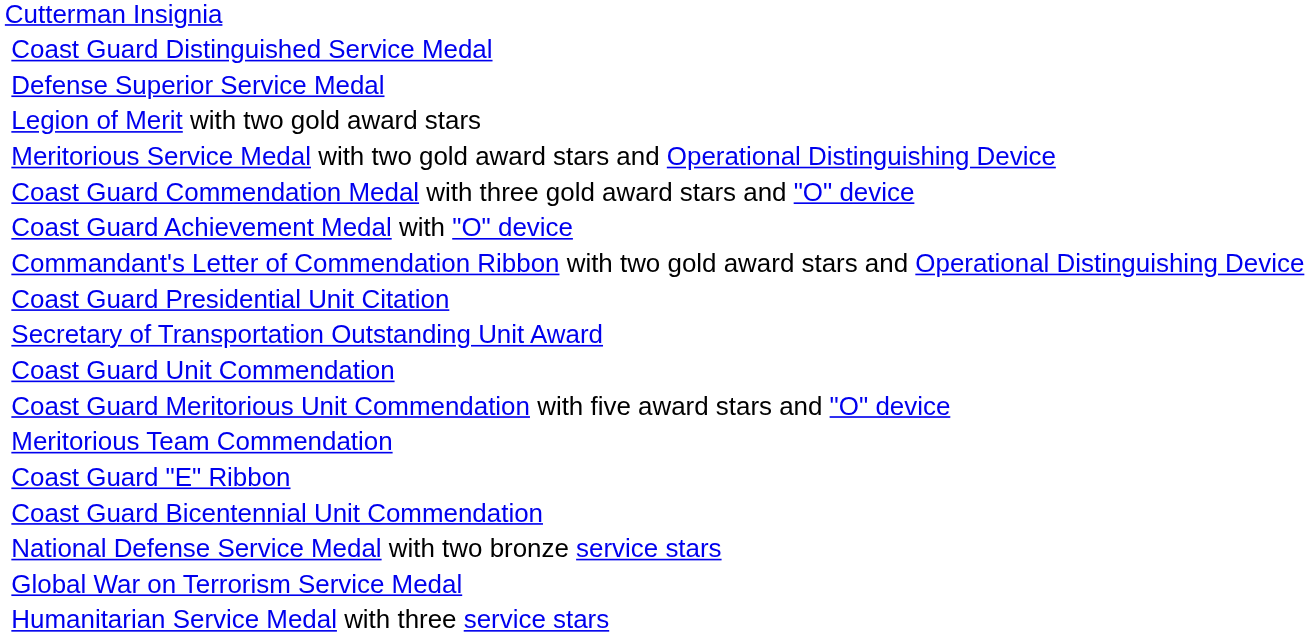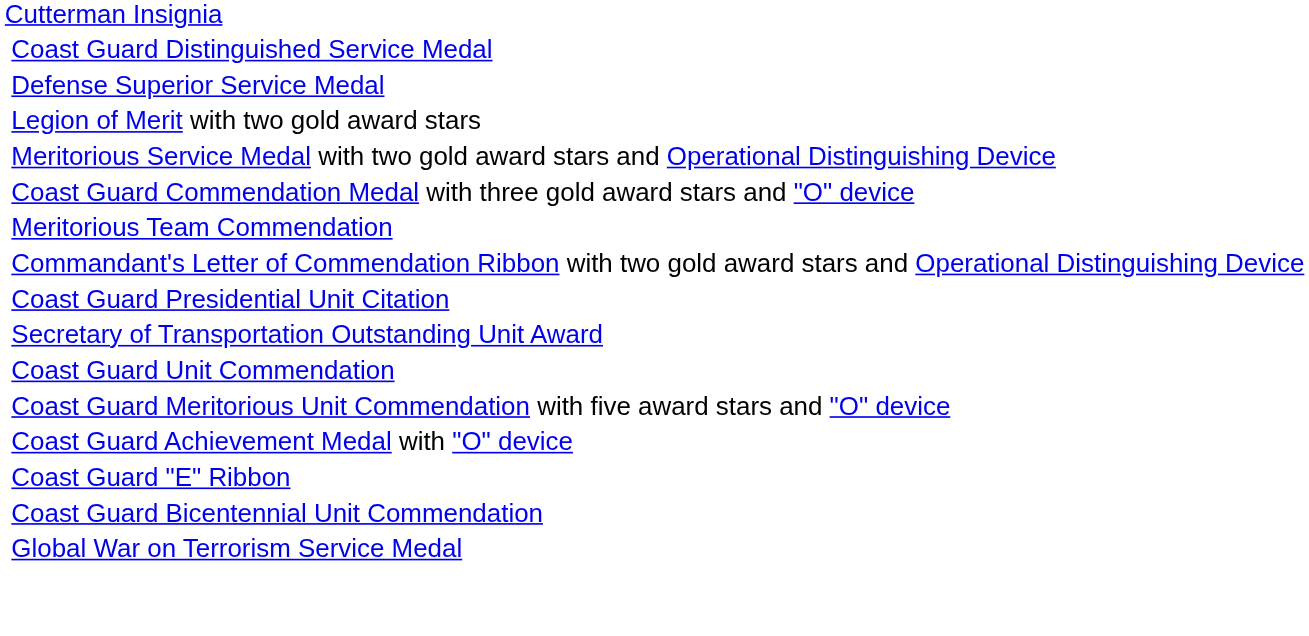rows swapped: (292, 227) <-> (202, 441)
- row: (366, 548)
- row: (310, 620)
